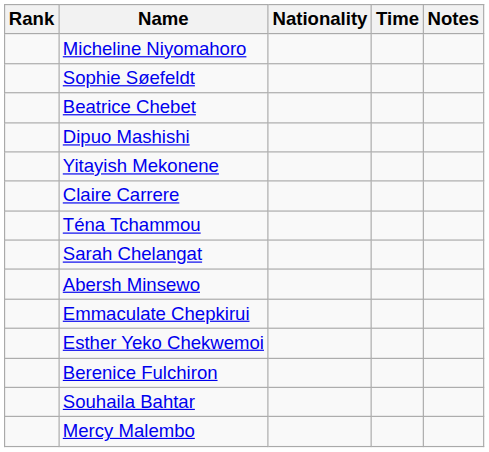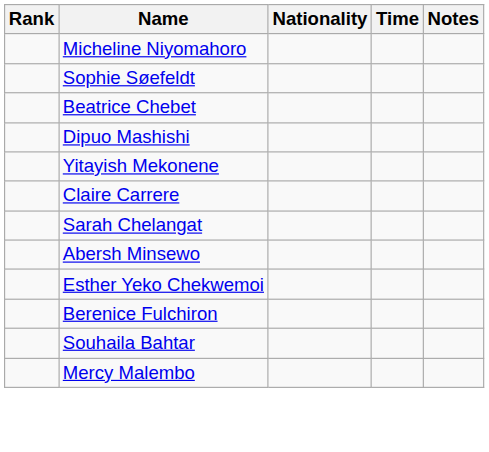- row: (132, 225)
- row: (156, 313)
